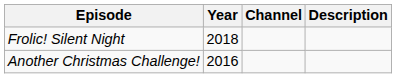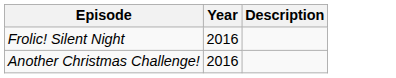- column: (274, 15)
(223, 38) 2018 -> (223, 38) 2016
